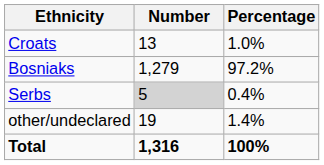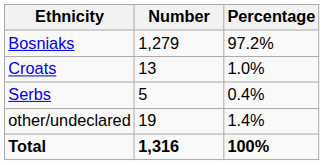rows swapped: (41, 69) <-> (32, 43)
(143, 95) lightgrey background -> (143, 95) no background
